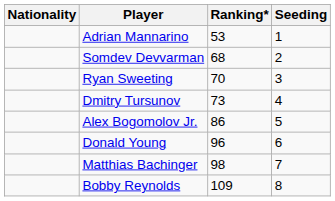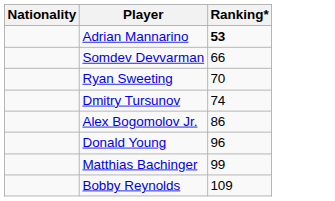- column: (301, 15)
(218, 36) normal -> (218, 36) bold
(218, 57) 68 -> (218, 57) 66
(218, 100) 73 -> (218, 100) 74
(218, 164) 98 -> (218, 164) 99
